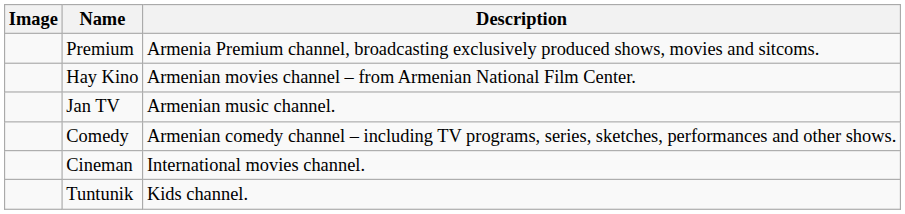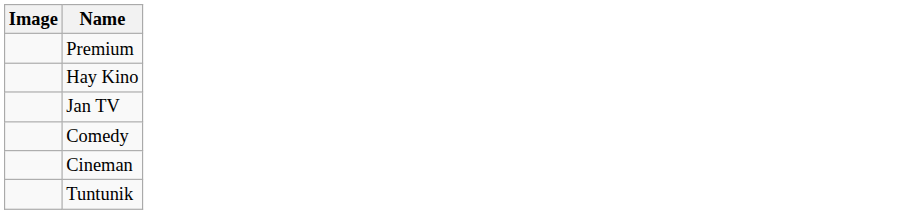- column: (522, 19)
